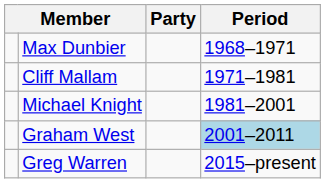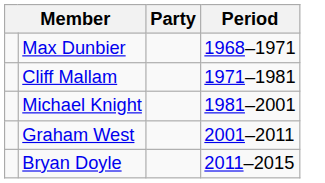(249, 134) lightblue background -> (249, 134) no background
+ row: (72, 163)
- row: (75, 163)
